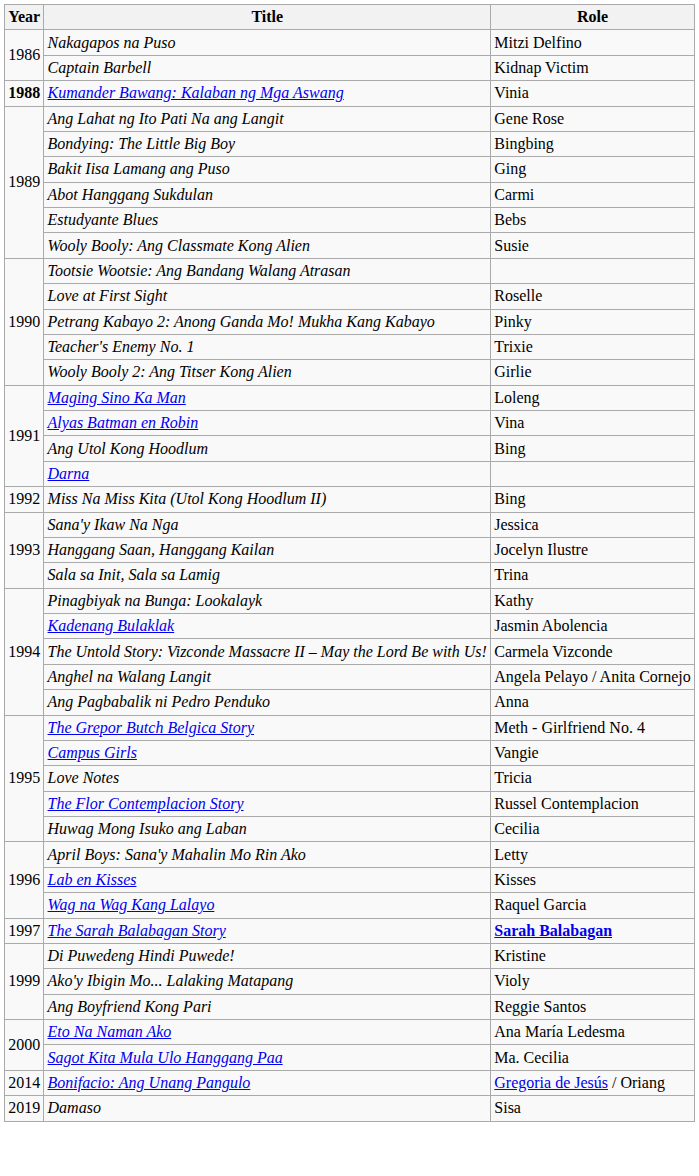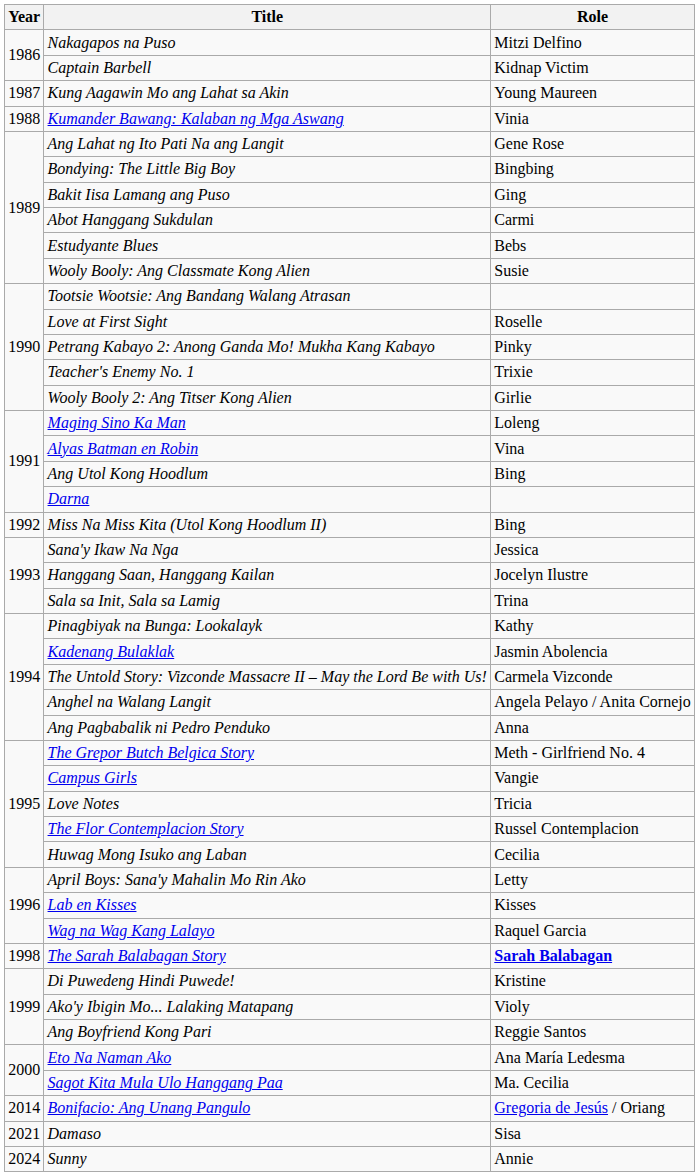+ row: (168, 93)
(24, 93) bold -> (24, 118) normal
(24, 930) 1997 -> (24, 956) 1998
(24, 1108) 2019 -> (24, 1133) 2021
+ row: (67, 1159)
